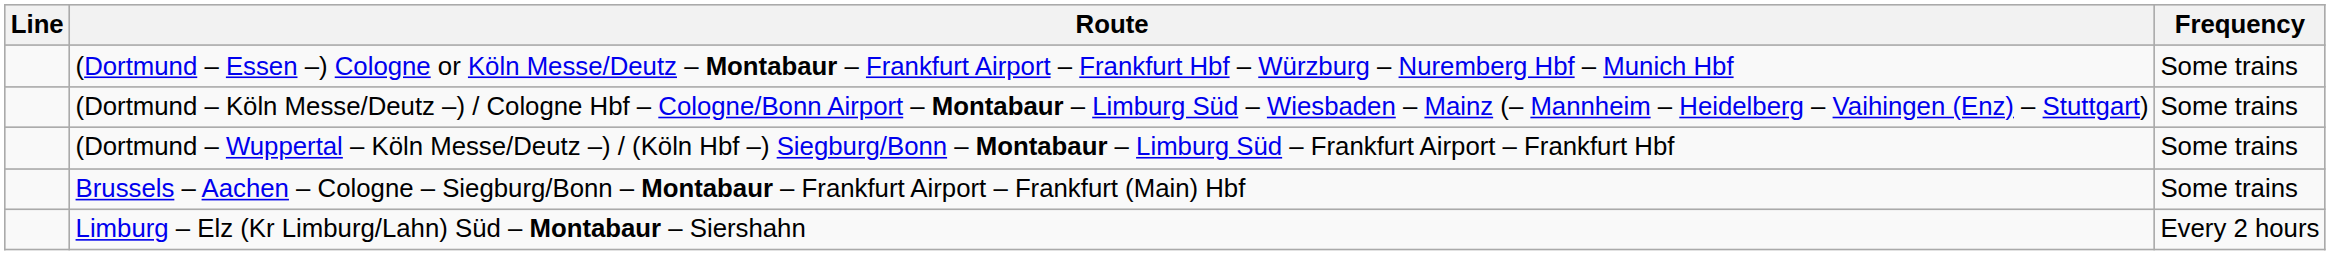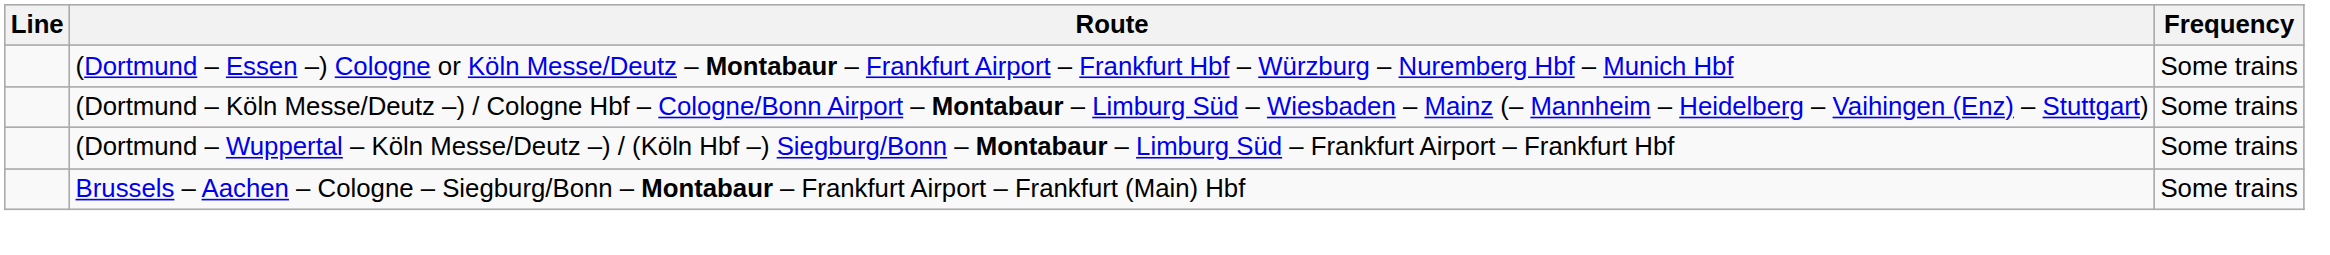- row: (441, 229)
